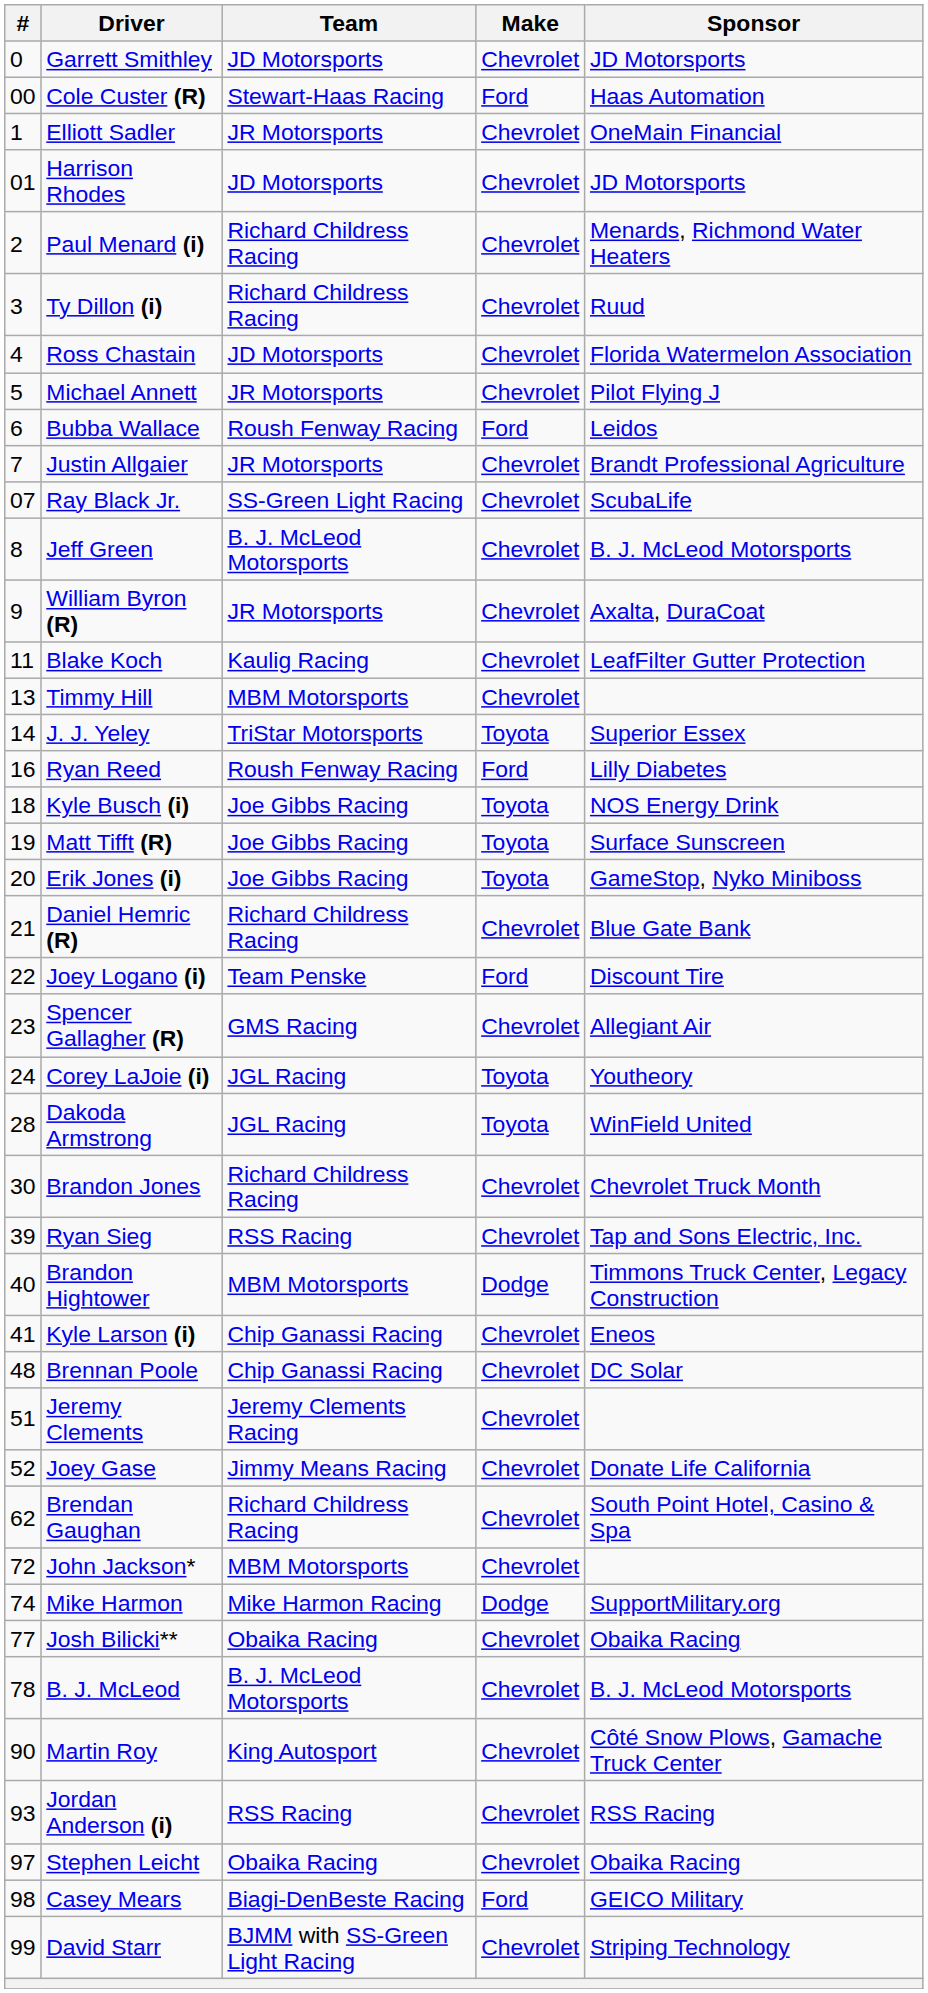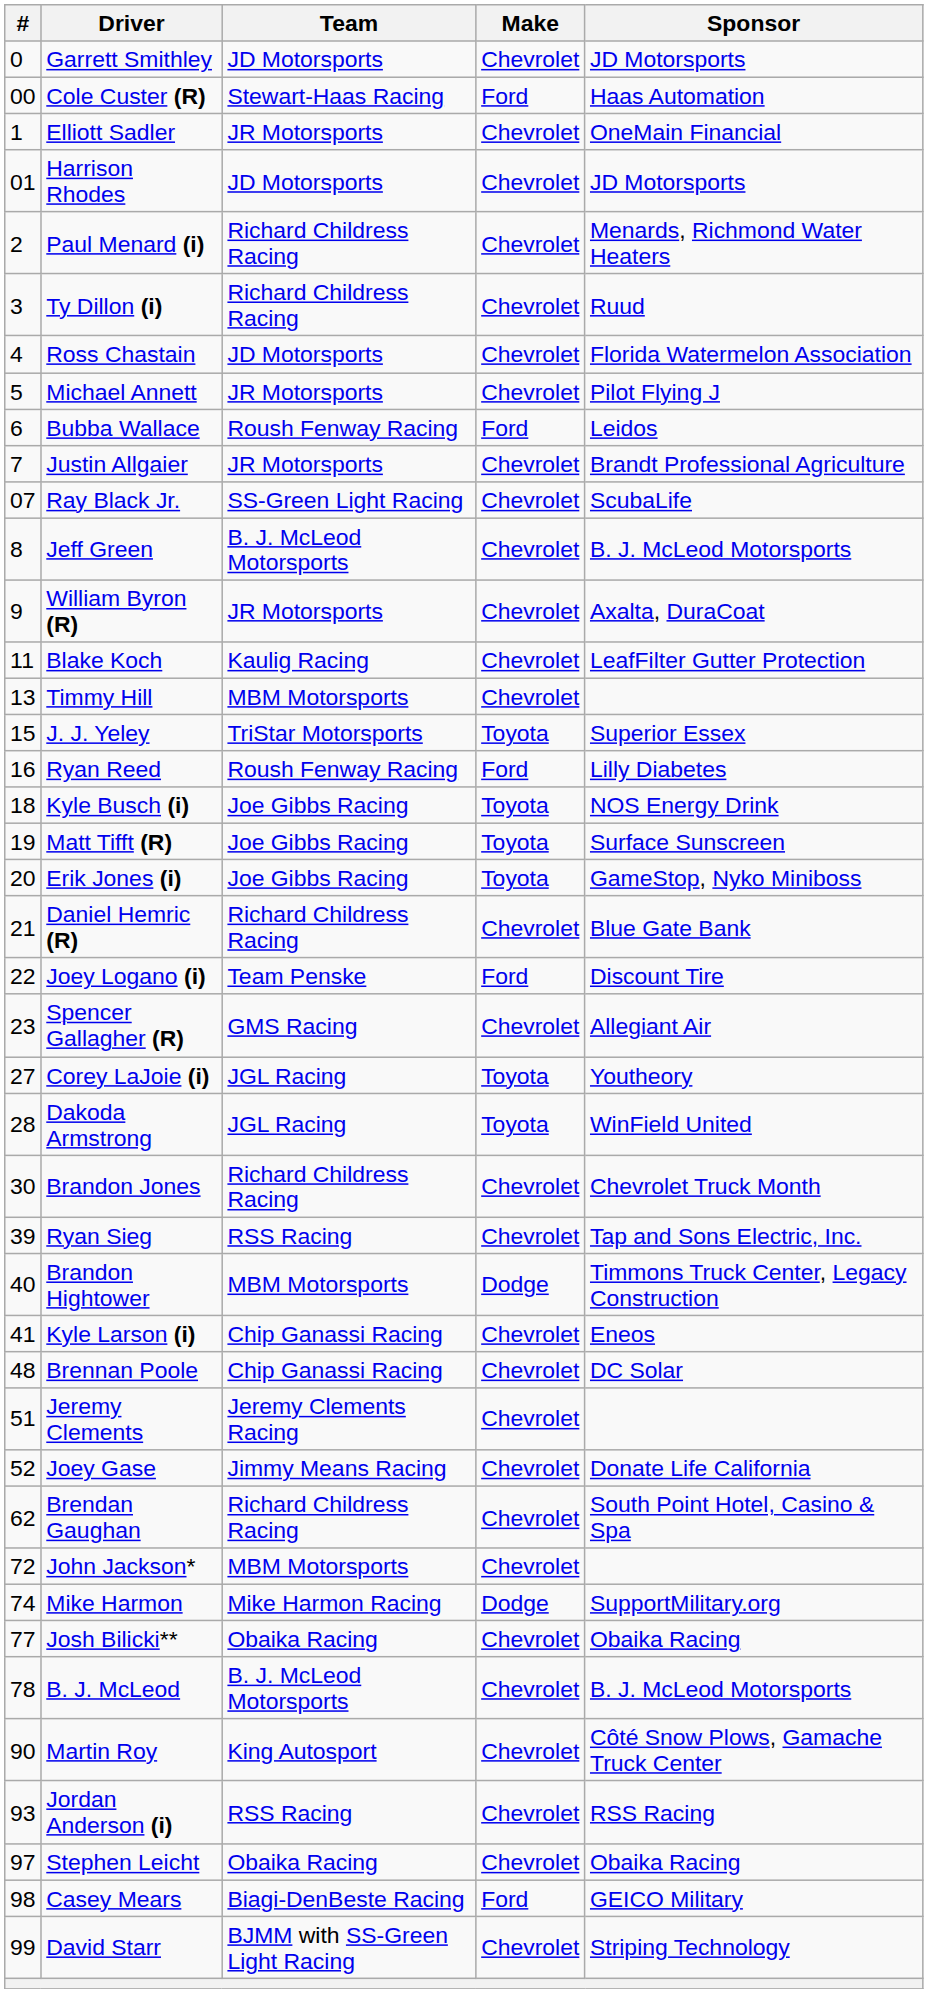(23, 733) 14 -> (23, 733) 15
(23, 1075) 24 -> (23, 1075) 27
